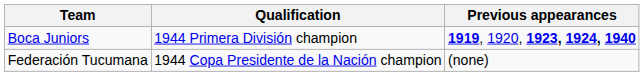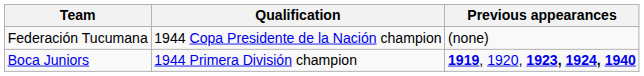rows swapped: (48, 37) <-> (78, 60)
